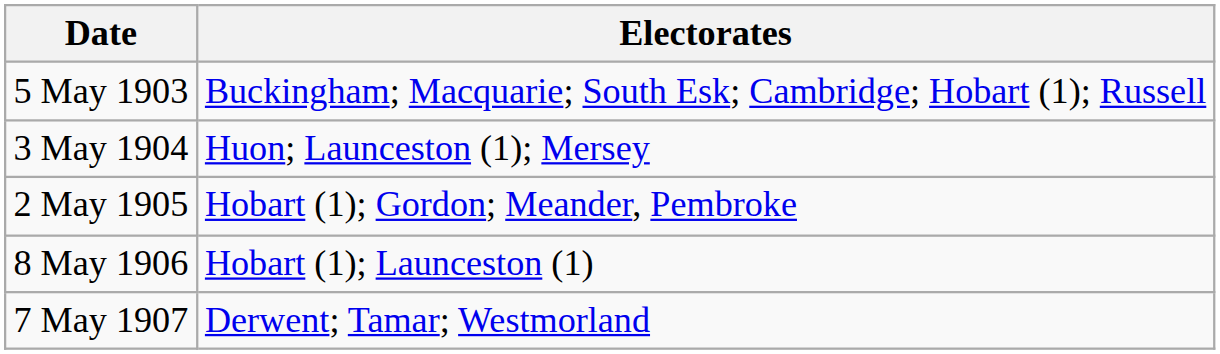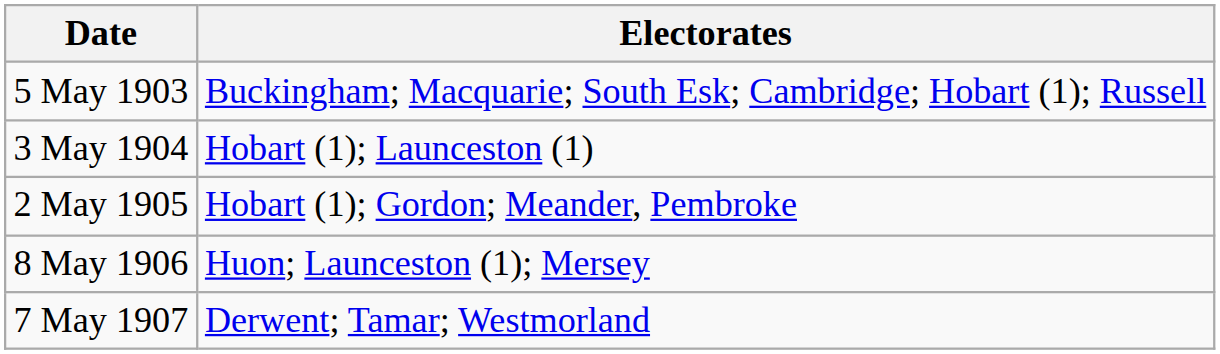(427, 147) Huon; Launceston (1); Mersey -> (399, 147) Hobart (1); Launceston (1)
(399, 262) Hobart (1); Launceston (1) -> (427, 262) Huon; Launceston (1); Mersey
